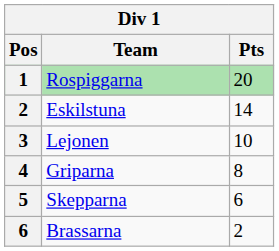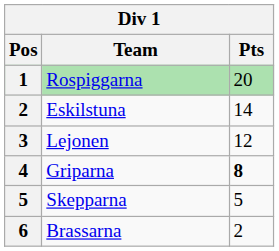(243, 140) 10 -> (243, 140) 12
(238, 170) normal -> (238, 170) bold
(238, 200) 6 -> (238, 200) 5
